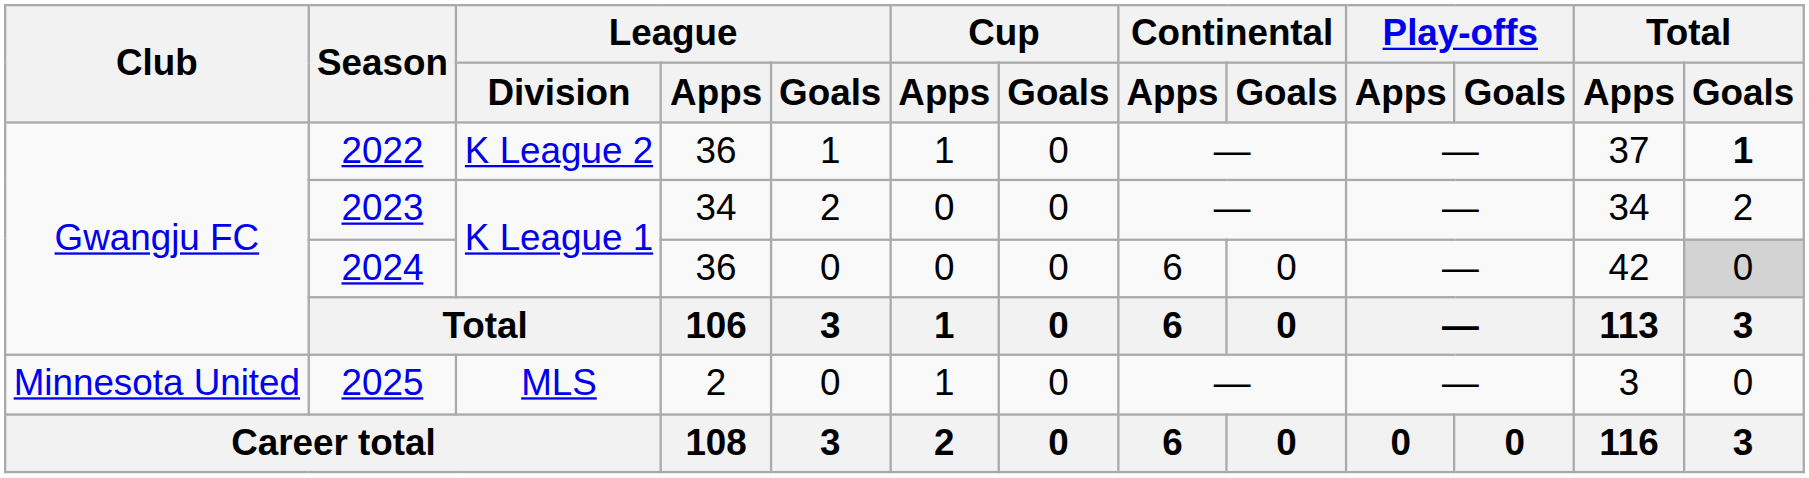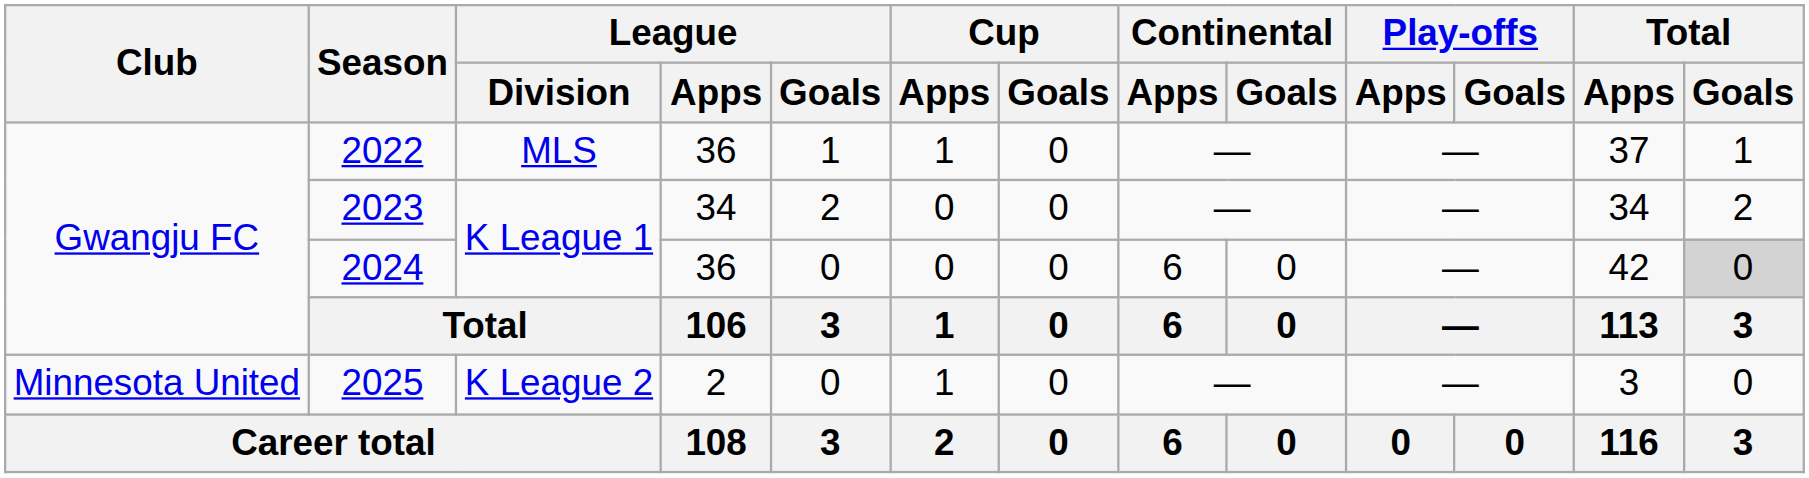(559, 150) K League 2 -> (559, 150) MLS
(1743, 150) bold -> (1743, 150) normal
(559, 383) MLS -> (559, 383) K League 2
